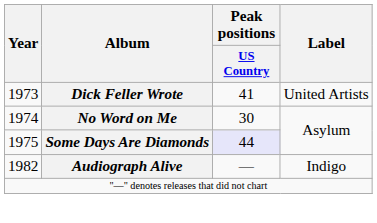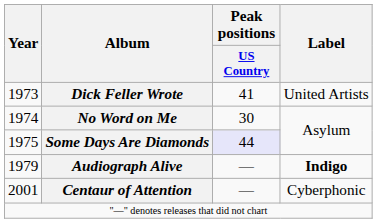(23, 166) 1982 -> (23, 166) 1979
(326, 166) normal -> (326, 166) bold
+ row: (127, 190)
